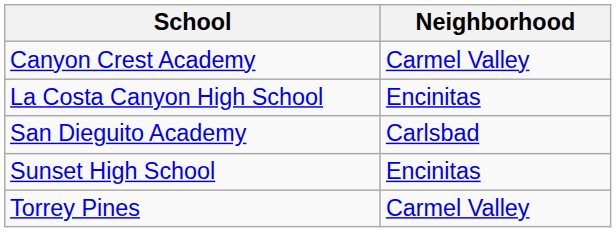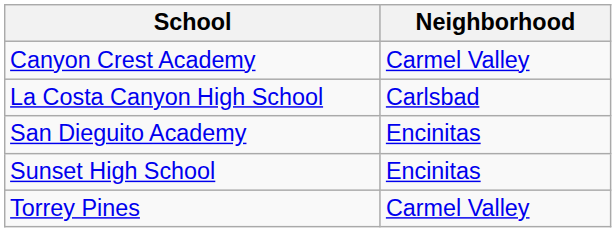(433, 97) Encinitas -> (433, 97) Carlsbad
(433, 134) Carlsbad -> (433, 134) Encinitas
